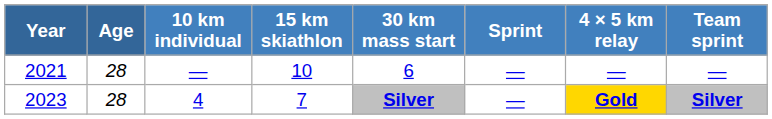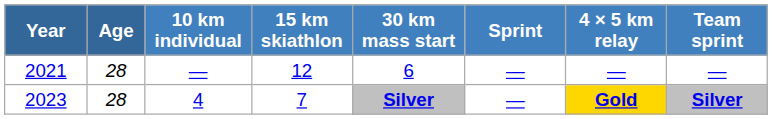(302, 70) 10 -> (302, 70) 12
